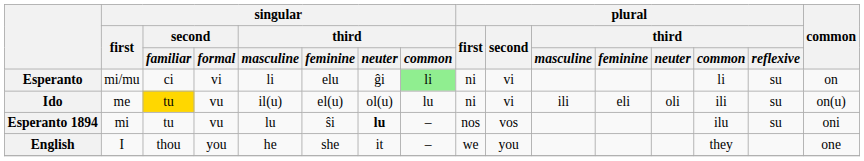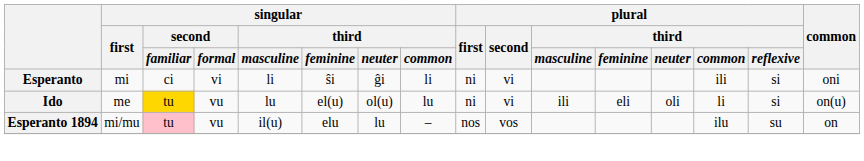(122, 79) mi/mu -> (122, 79) mi
(330, 79) elu -> (330, 79) ŝi
(428, 79) lightgreen background -> (428, 79) no background
(721, 79) li -> (721, 79) ili
(776, 79) su -> (776, 79) si
(831, 79) on -> (831, 79) oni
(270, 101) il(u) -> (270, 101) lu
(721, 101) ili -> (721, 101) li
(776, 101) su -> (776, 101) si
(122, 123) mi -> (122, 123) mi/mu
(169, 123) no background -> (169, 123) pink background
(270, 123) lu -> (270, 123) il(u)
(330, 123) ŝi -> (330, 123) elu
(380, 123) bold -> (380, 123) normal
(831, 123) oni -> (831, 123) on
- row: (53, 144)
